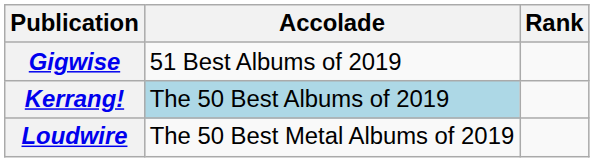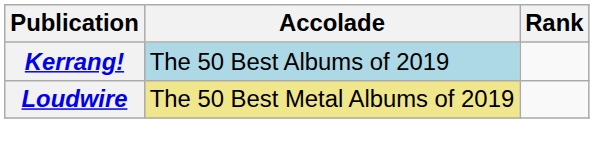- row: (74, 61)
(332, 136) no background -> (332, 99) khaki background
